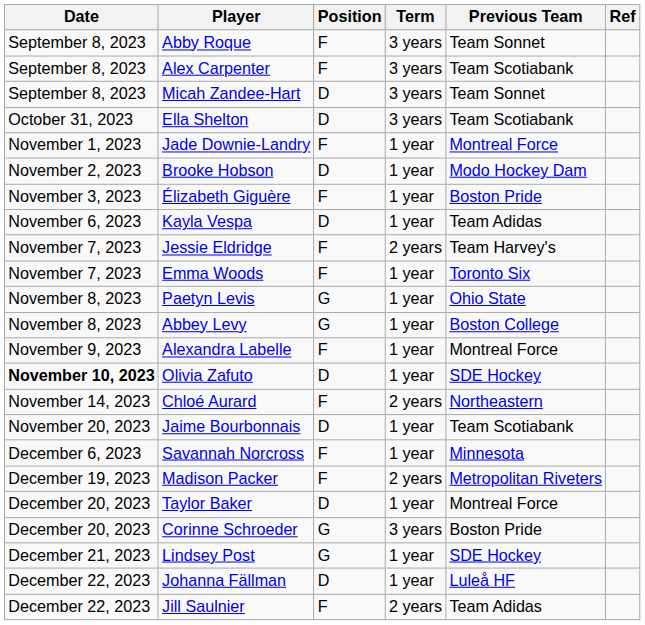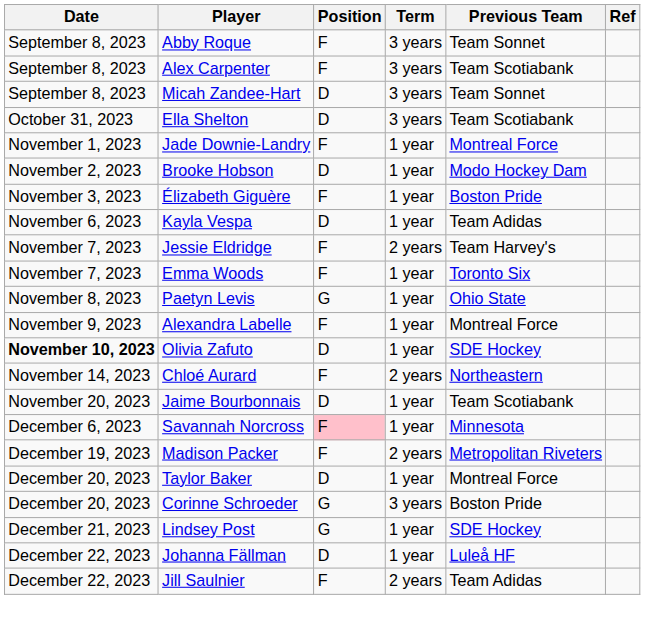- row: (204, 324)
(323, 453) no background -> (323, 427) pink background
